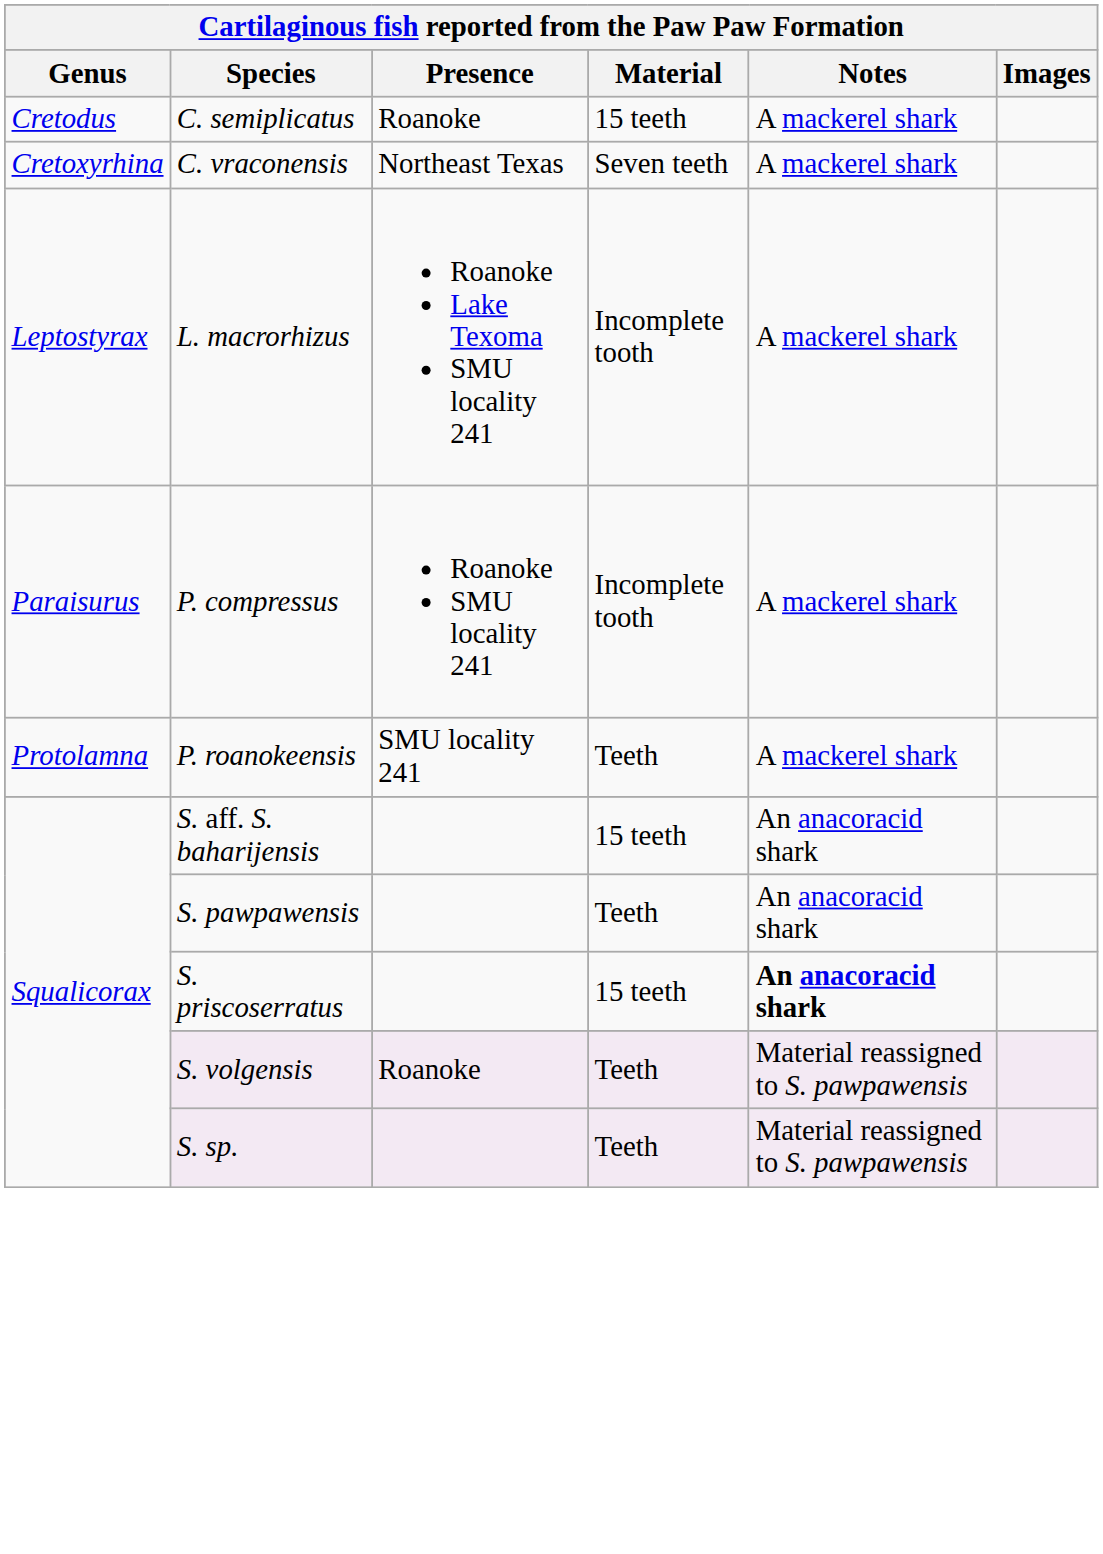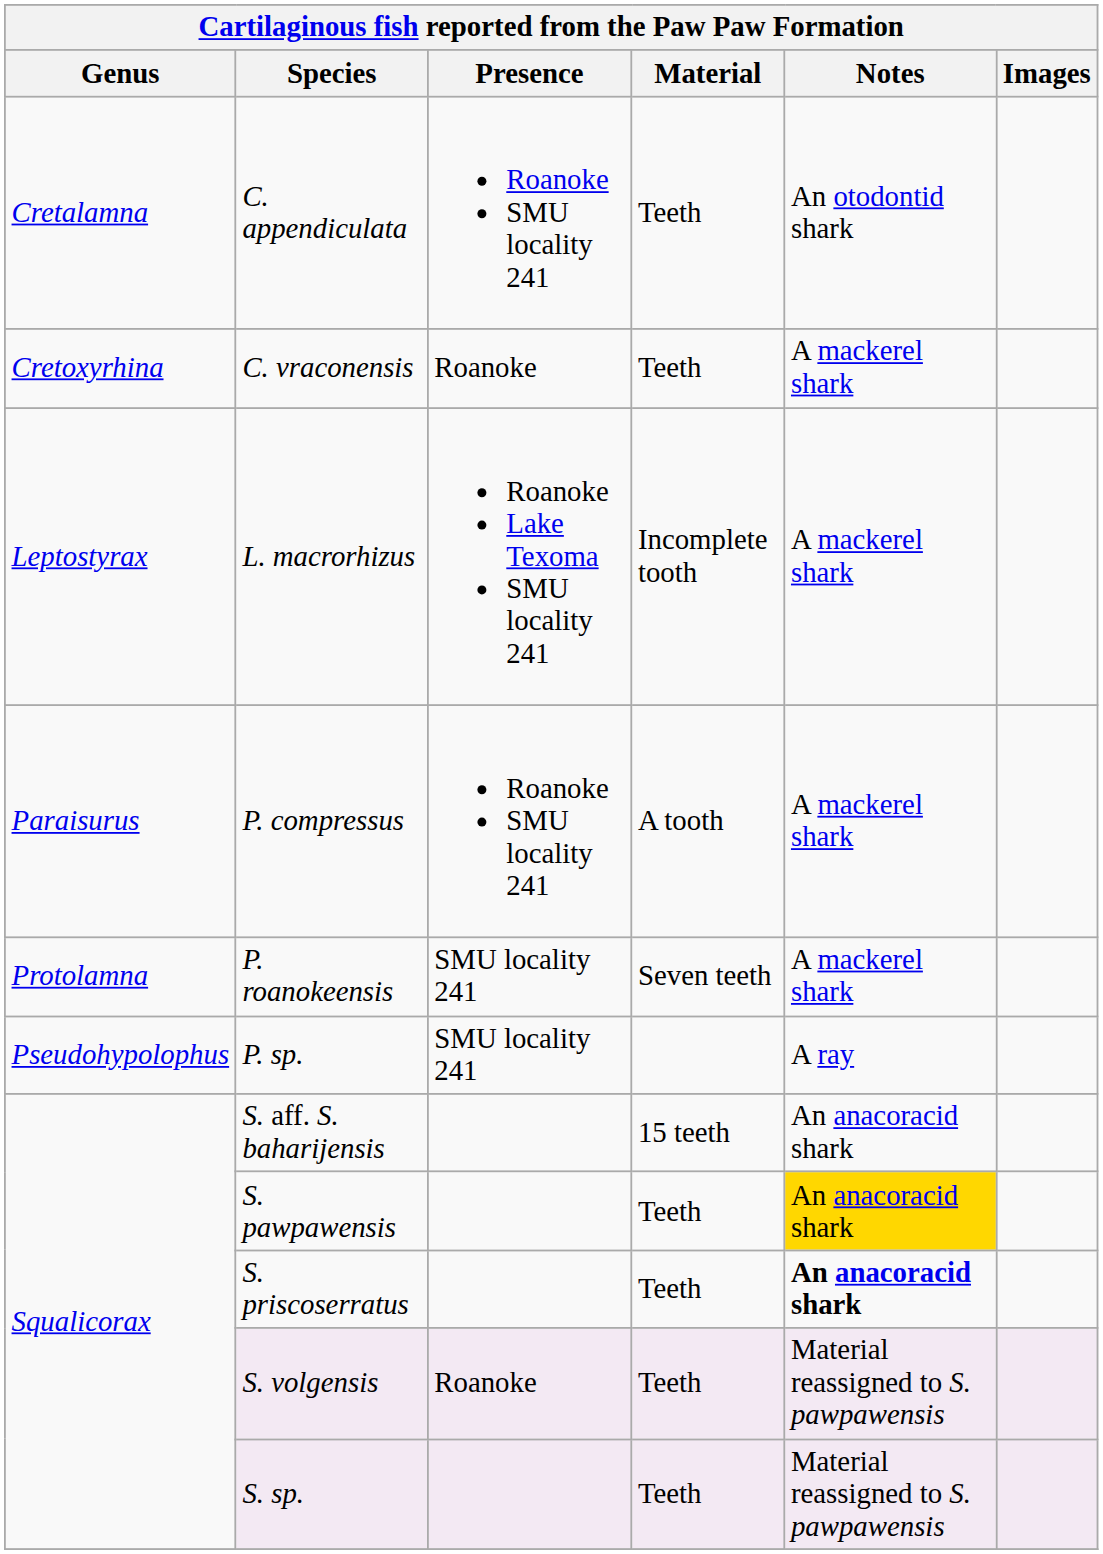+ row: (325, 212)
- row: (266, 118)
(471, 164) Northeast Texas -> (485, 367) Roanoke
(661, 164) Seven teeth -> (670, 367) Teeth
(659, 601) Incomplete tooth -> (681, 820) A tooth
(626, 756) Teeth -> (705, 976) Seven teeth
+ row: (273, 1054)
(839, 912) no background -> (875, 1210) gold background
(641, 991) 15 teeth -> (670, 1288) Teeth
